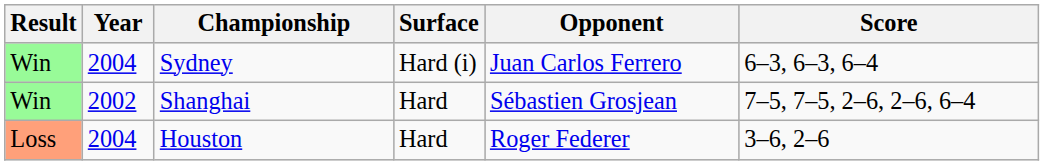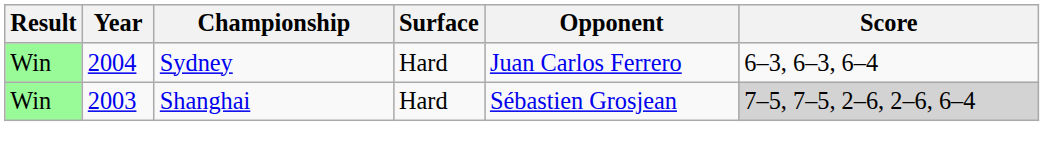(438, 62) Hard (i) -> (423, 62) Hard
(112, 100) 2002 -> (112, 100) 2003
(860, 100) no background -> (860, 100) lightgrey background
- row: (201, 139)
